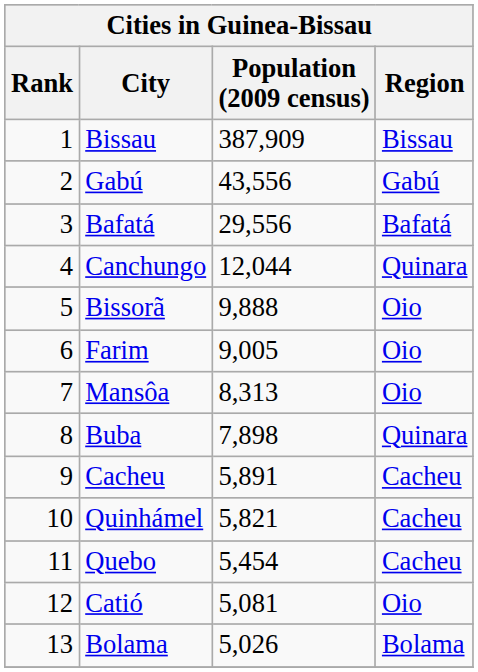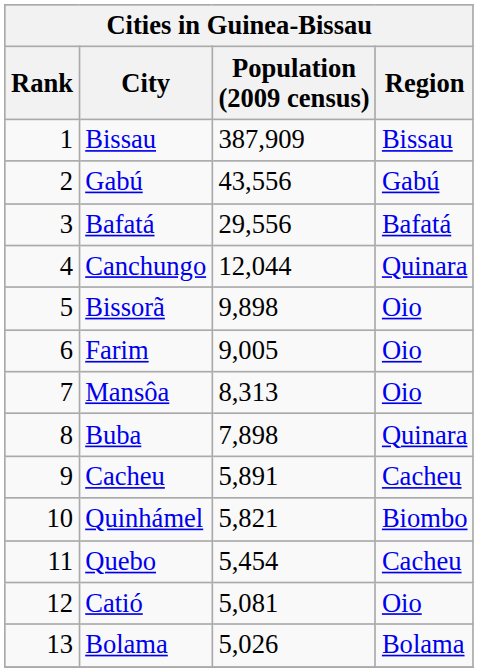(248, 308) 9,888 -> (248, 308) 9,898
(422, 518) Cacheu -> (425, 518) Biombo
